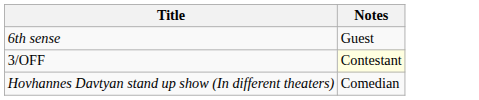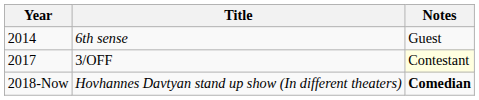+ column: (38, 15)
(370, 83) normal -> (440, 83) bold
